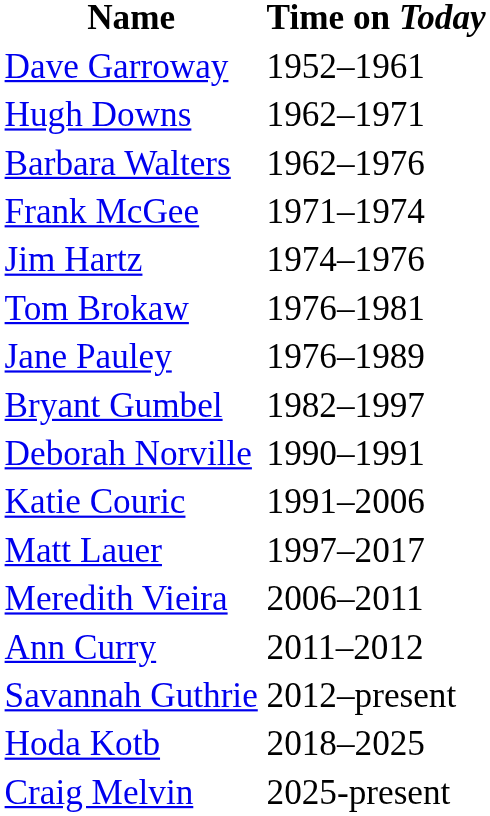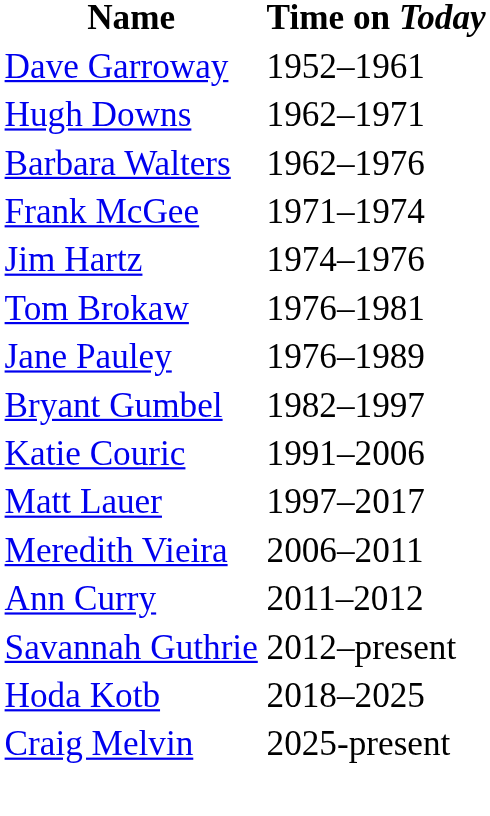- row: (128, 453)
